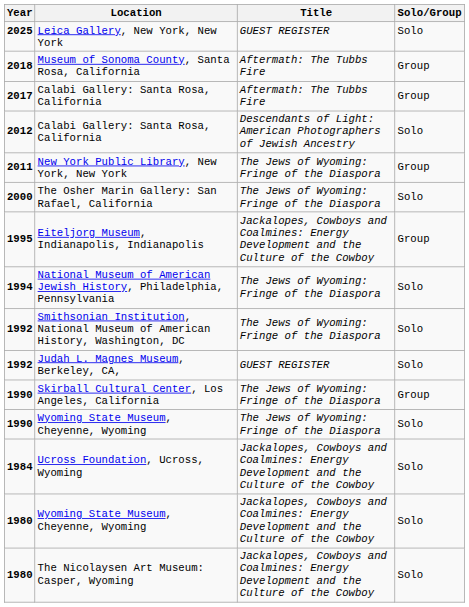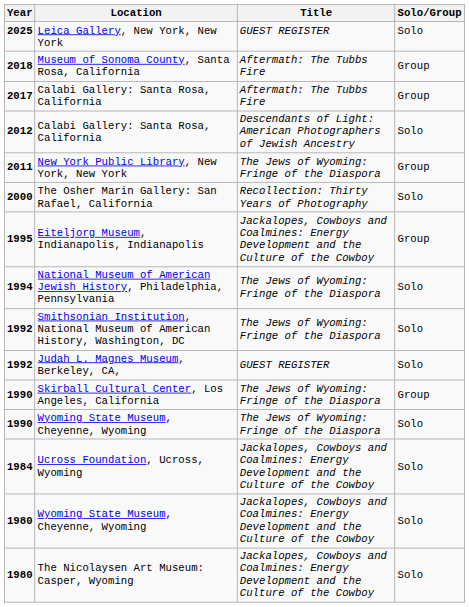(310, 197) The Jews of Wyoming: Fringe of the Diaspora -> (304, 197) Recollection: Thirty Years of Photography
